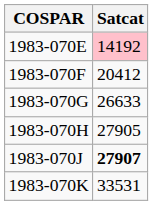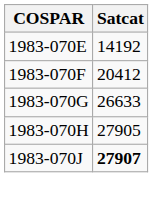(119, 46) pink background -> (119, 46) no background
- row: (49, 185)
